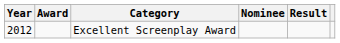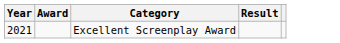- column: (263, 13)
(19, 30) 2012 -> (19, 30) 2021
